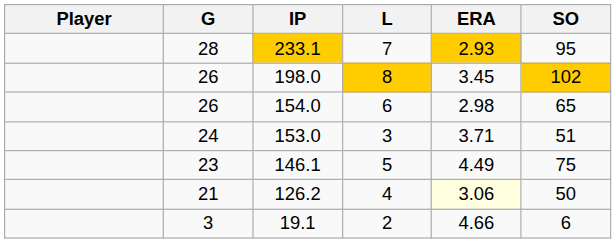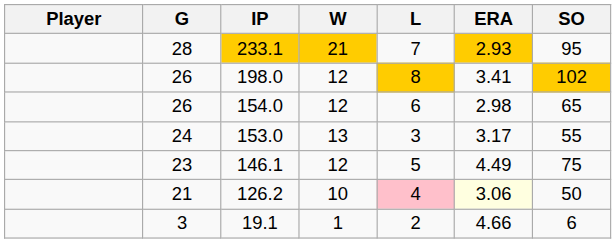+ column: (338, 19)
(476, 77) 3.45 -> (494, 77) 3.41
(476, 135) 3.71 -> (494, 135) 3.17
(566, 135) 51 -> (572, 135) 55
(387, 194) no background -> (416, 194) pink background
